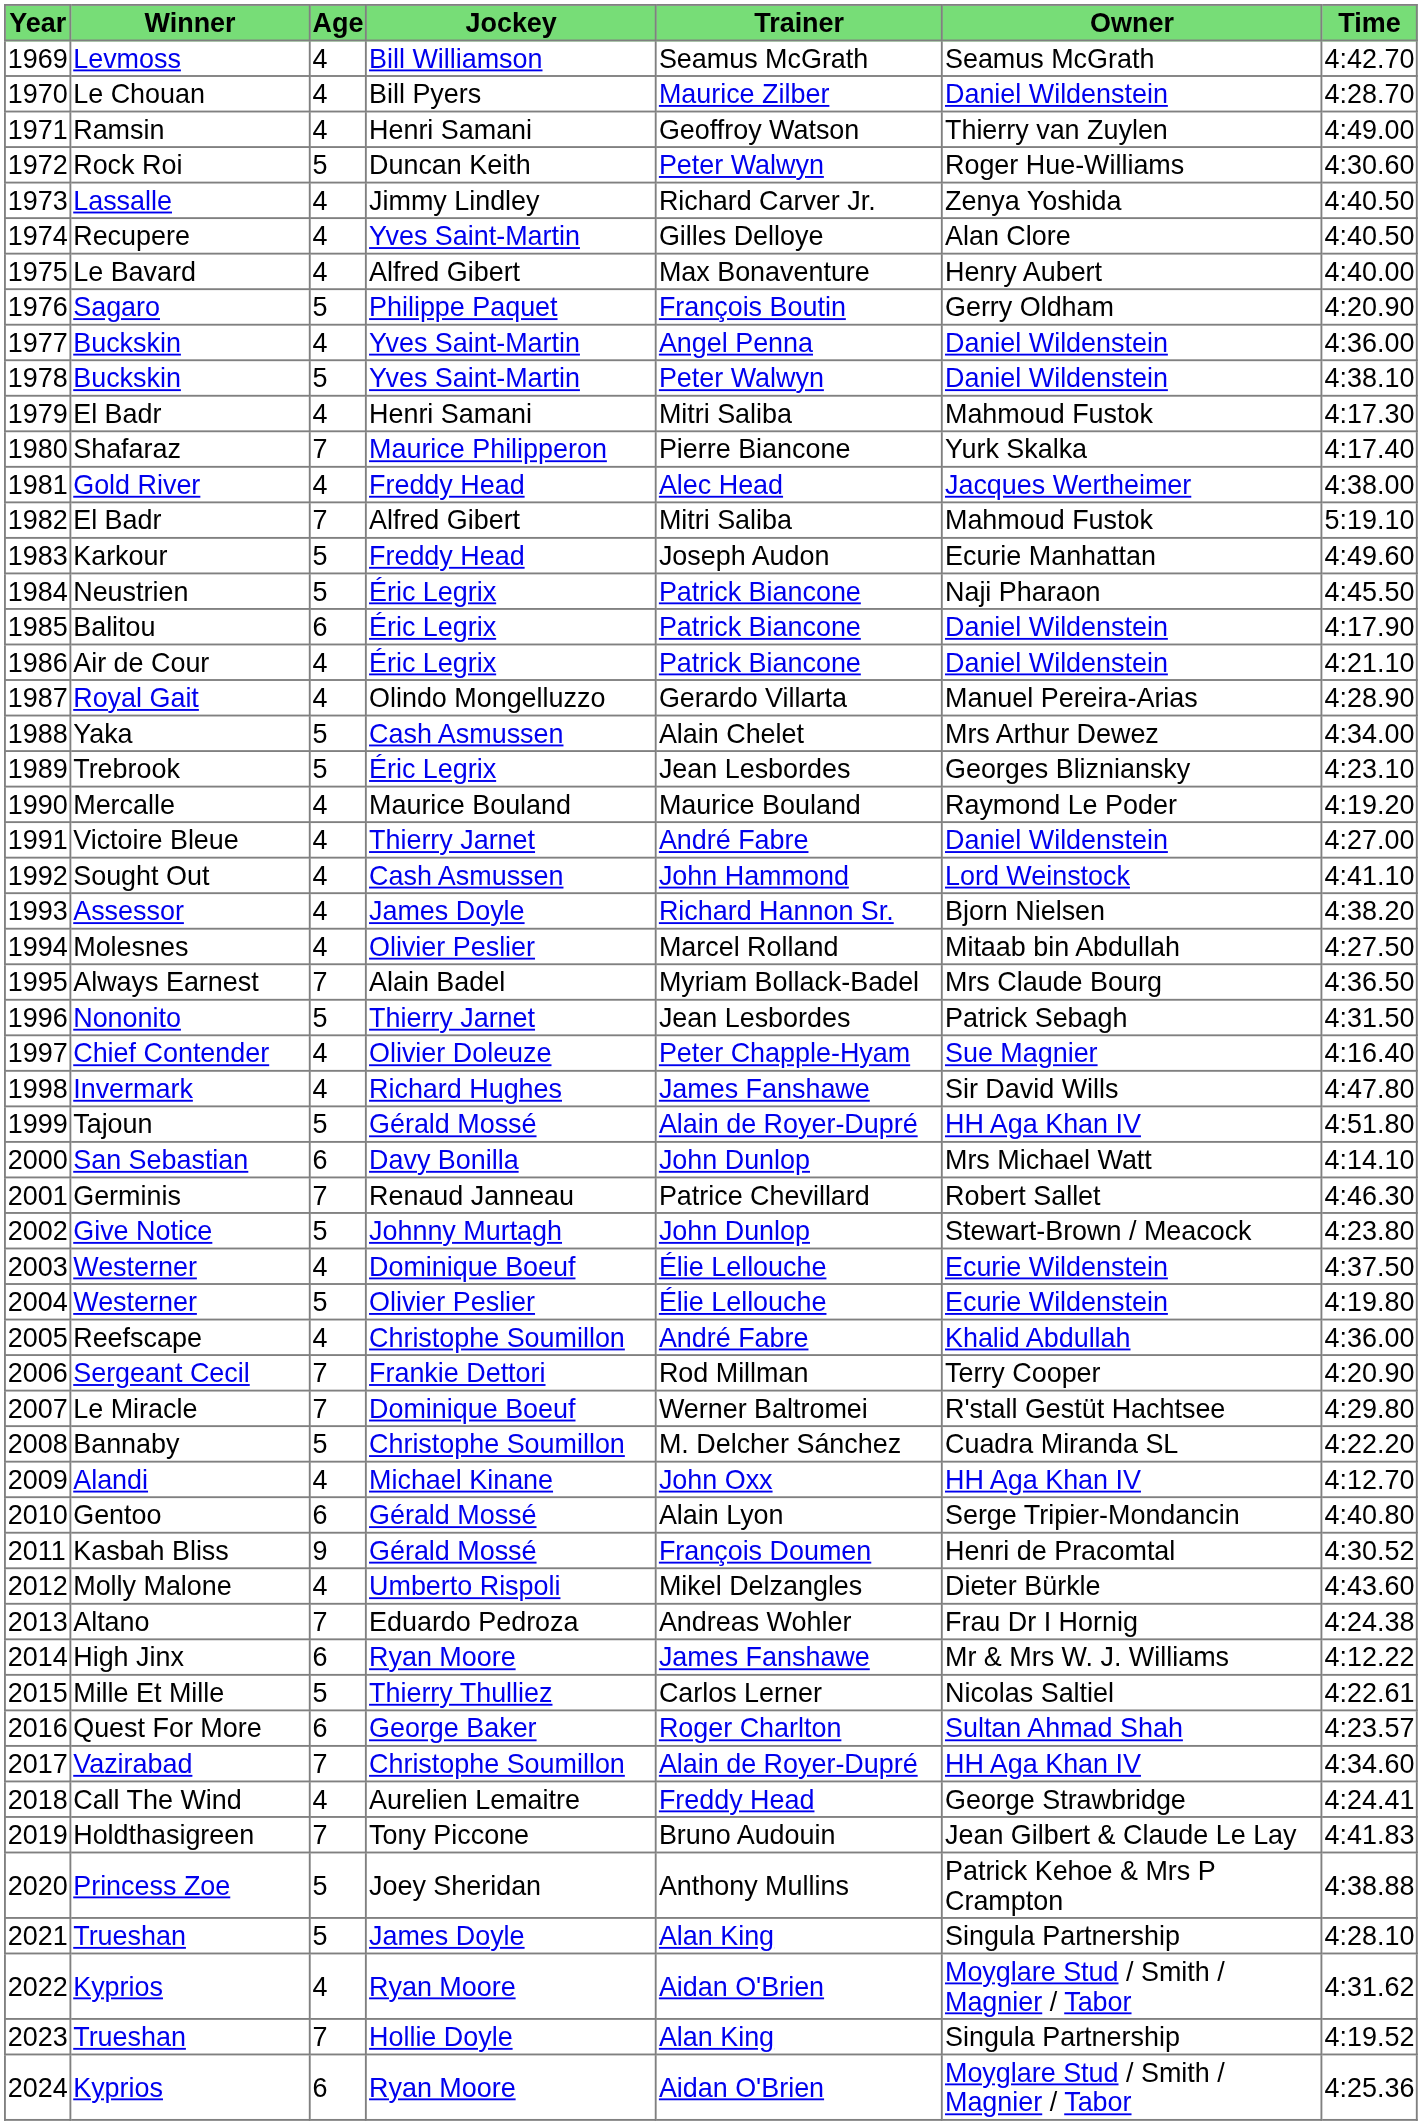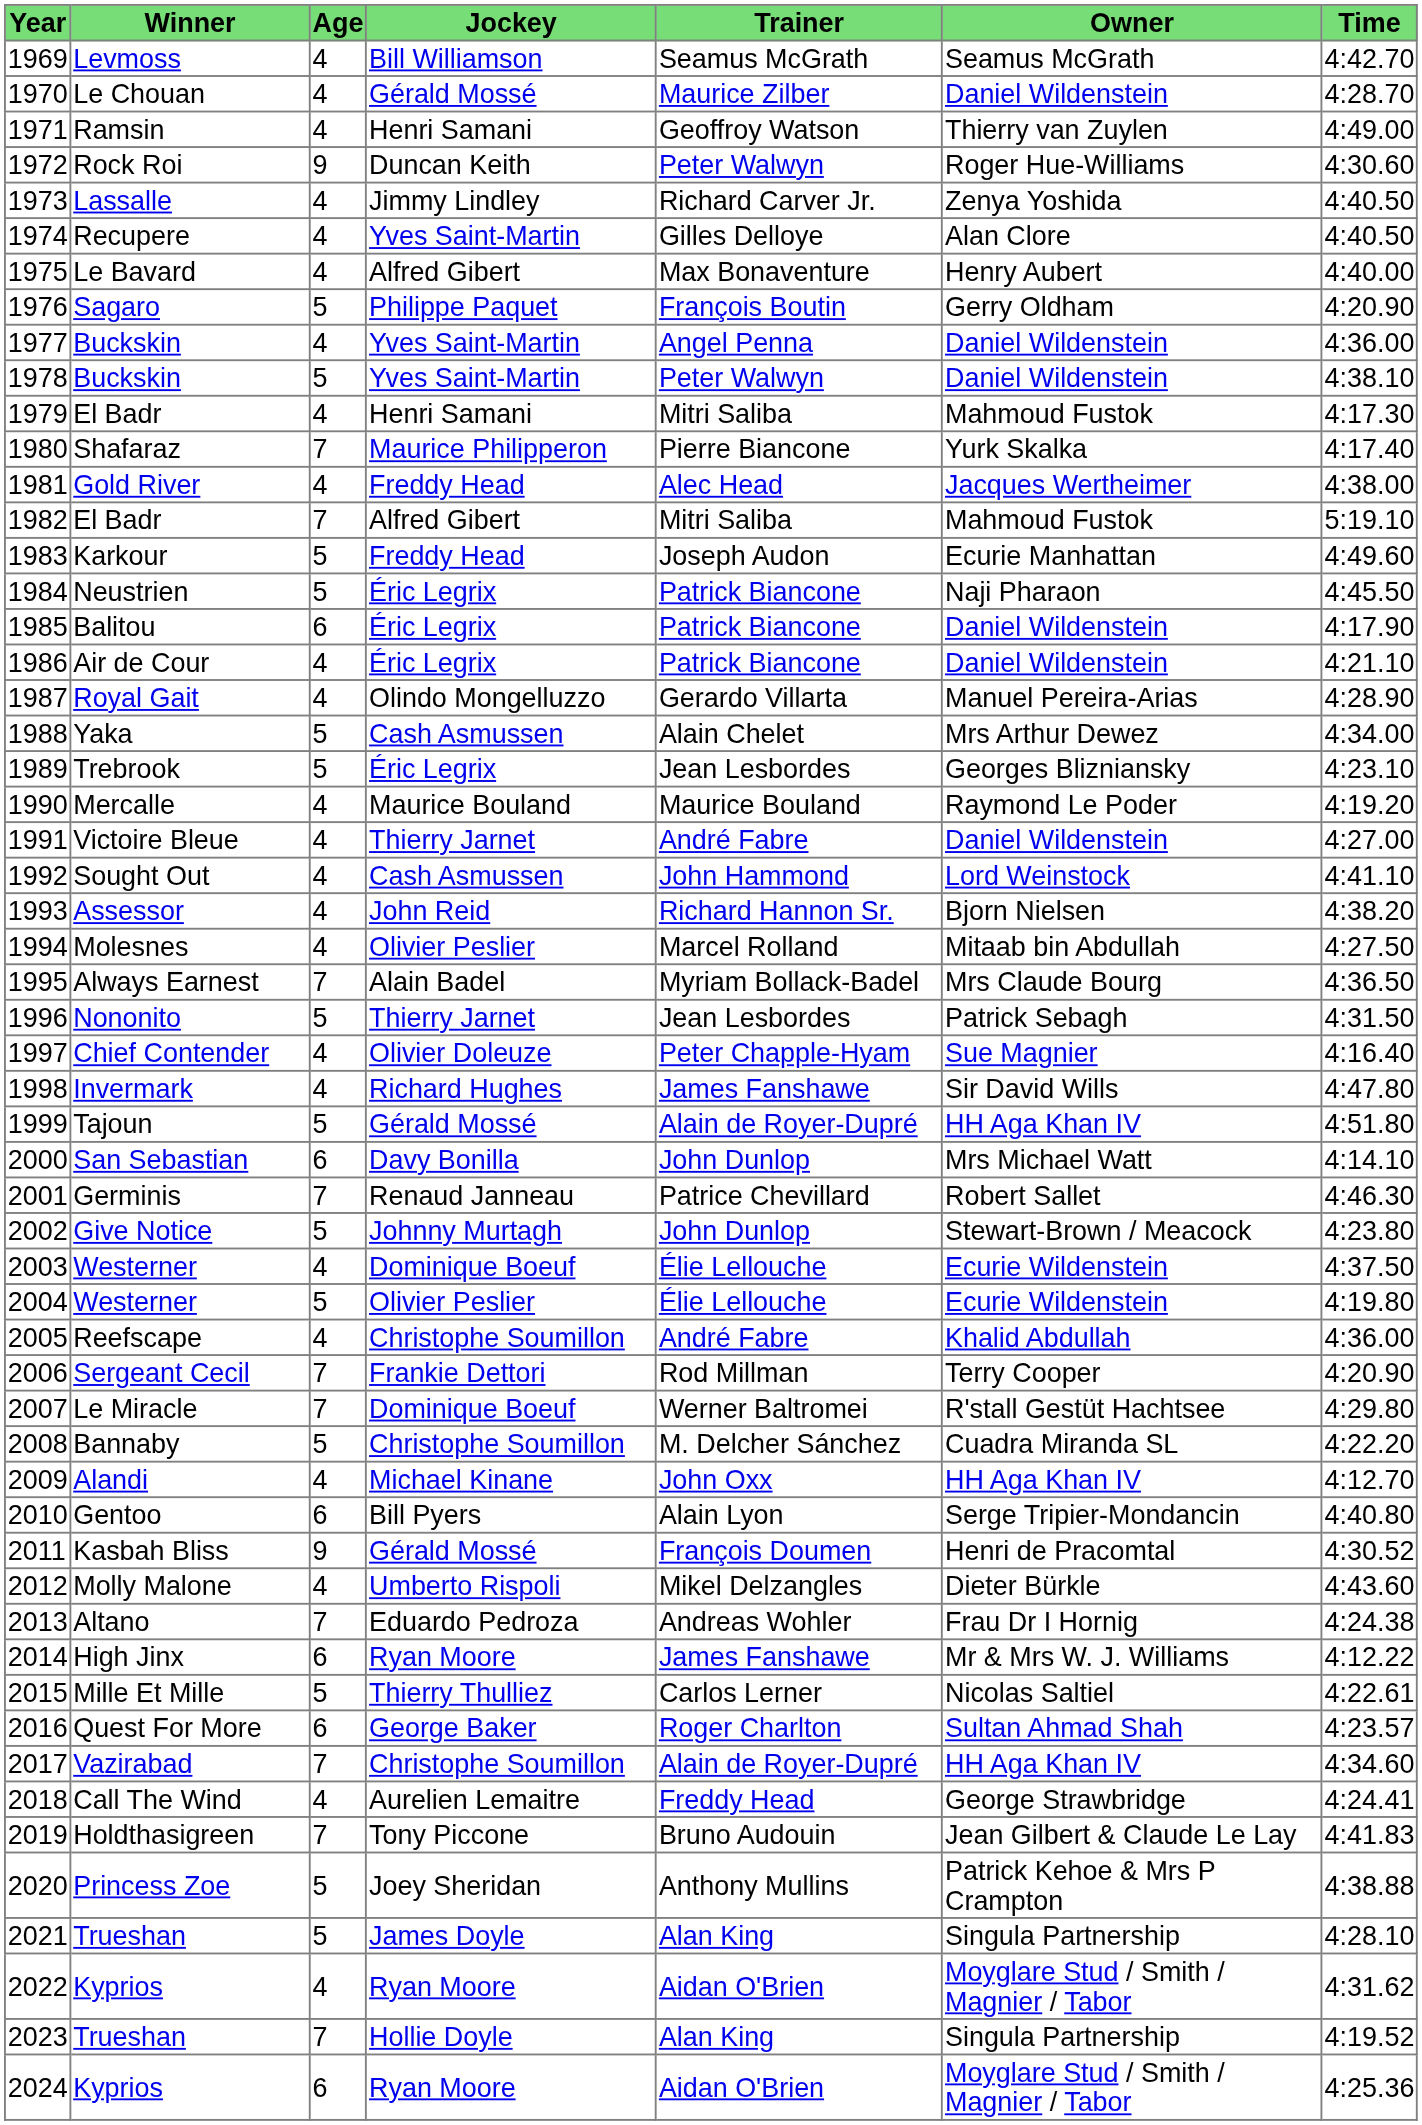(425, 94) Bill Pyers -> (453, 94) Gérald Mossé
(320, 165) 5 -> (320, 165) 9
(447, 911) James Doyle -> (430, 911) John Reid
(453, 1515) Gérald Mossé -> (425, 1515) Bill Pyers
